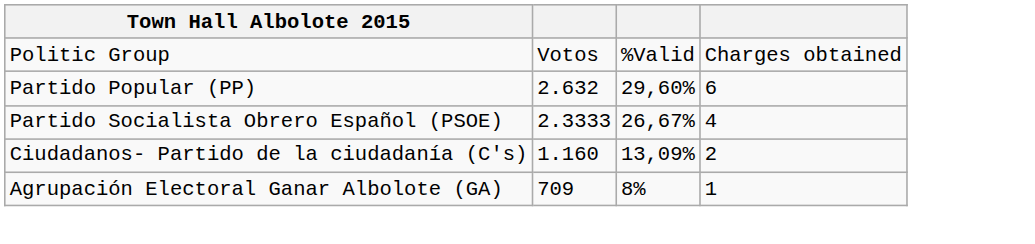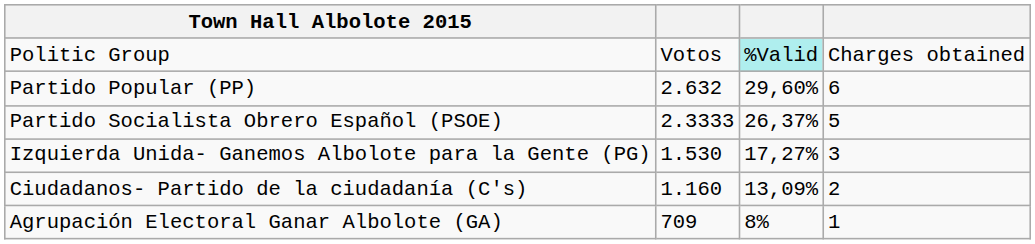(658, 55) no background -> (781, 55) paleturquoise background
(658, 122) 26,67% -> (781, 122) 26,37%
(711, 122) 4 -> (834, 122) 5
+ row: (330, 155)
